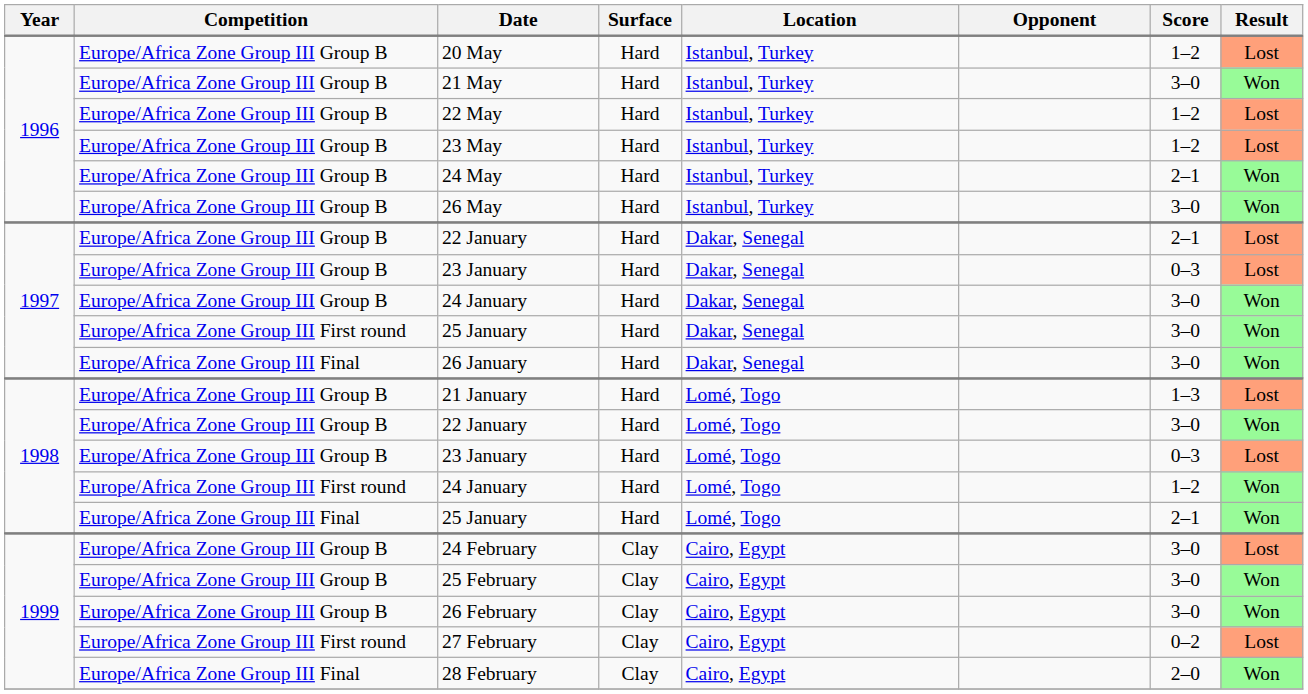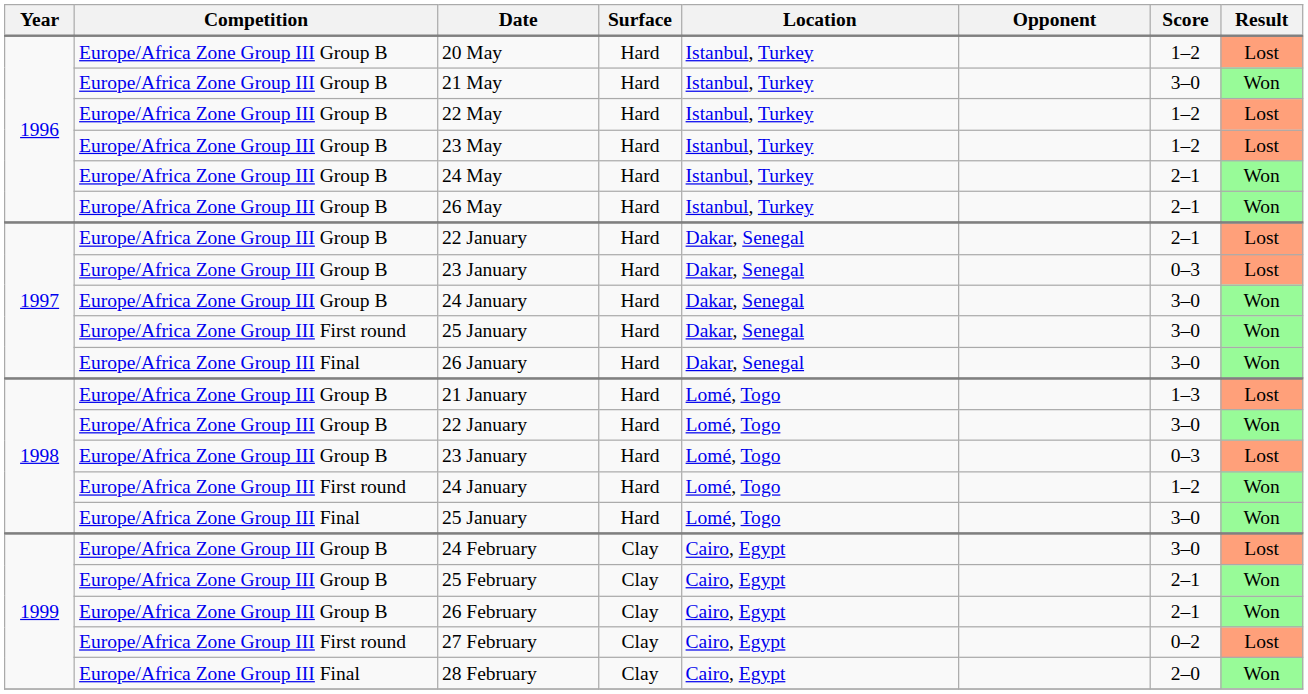(1185, 206) 3–0 -> (1185, 206) 2–1
(1185, 517) 2–1 -> (1185, 517) 3–0
(1185, 580) 3–0 -> (1185, 580) 2–1
(1185, 611) 3–0 -> (1185, 611) 2–1
